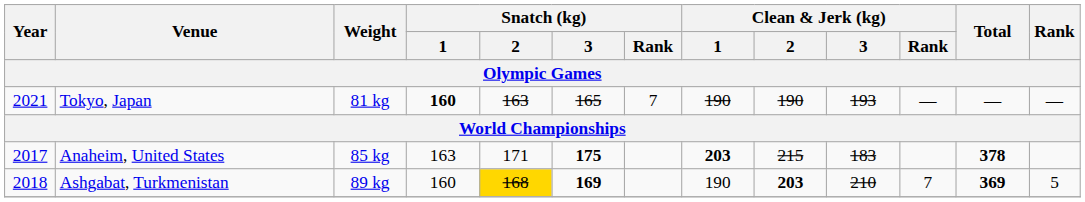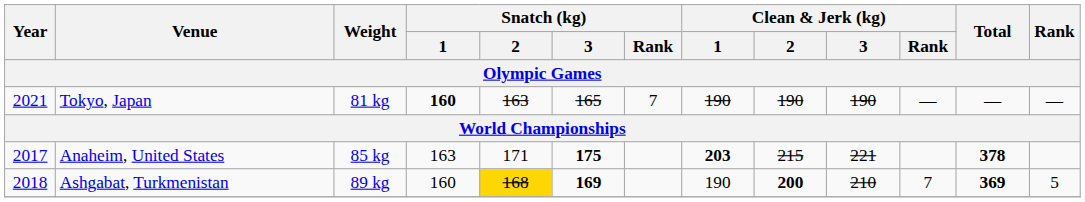(863, 100) 193 -> (863, 100) 190
(863, 155) 183 -> (863, 155) 221
(790, 182) 203 -> (790, 182) 200
